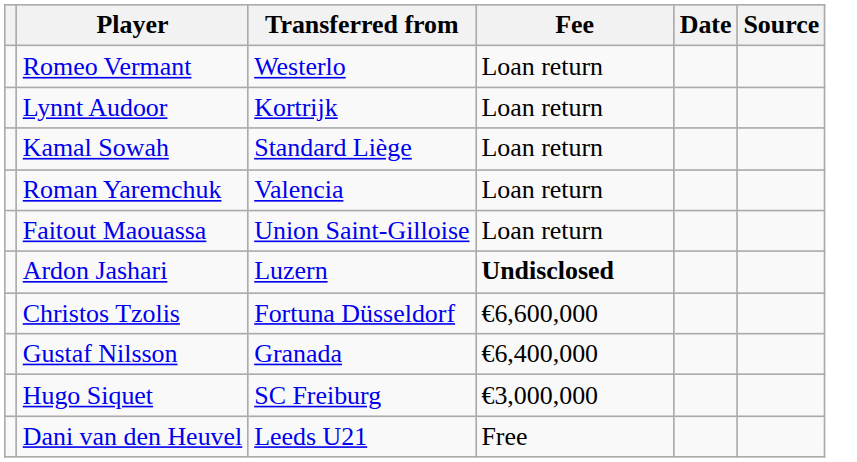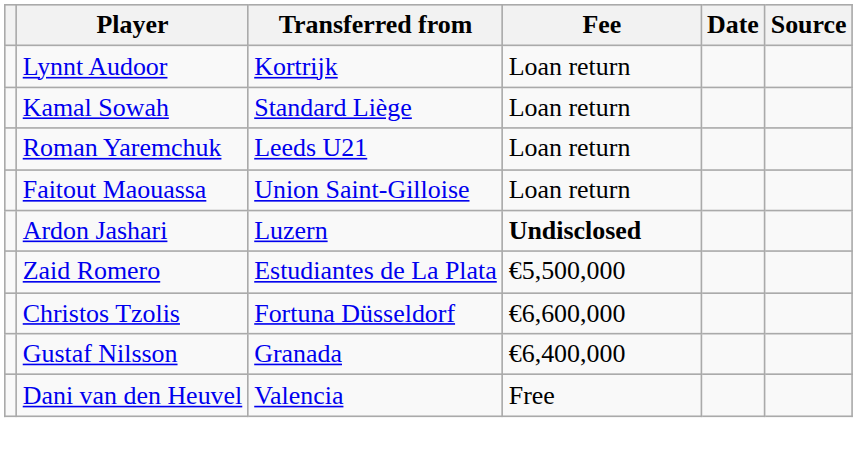- row: (107, 66)
(299, 189) Valencia -> (311, 148) Leeds U21
+ row: (91, 271)
- row: (88, 395)
(311, 436) Leeds U21 -> (299, 395) Valencia
